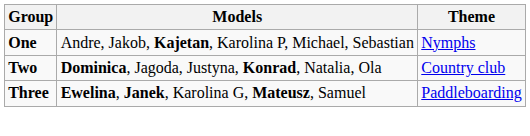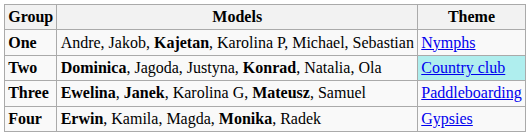(463, 67) no background -> (463, 67) paleturquoise background
+ row: (25, 118)
